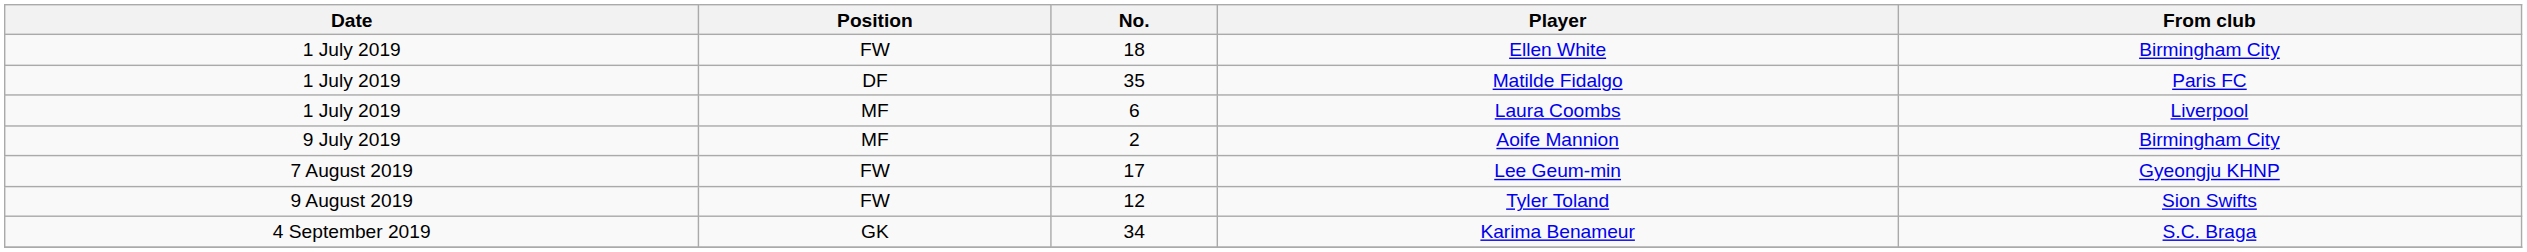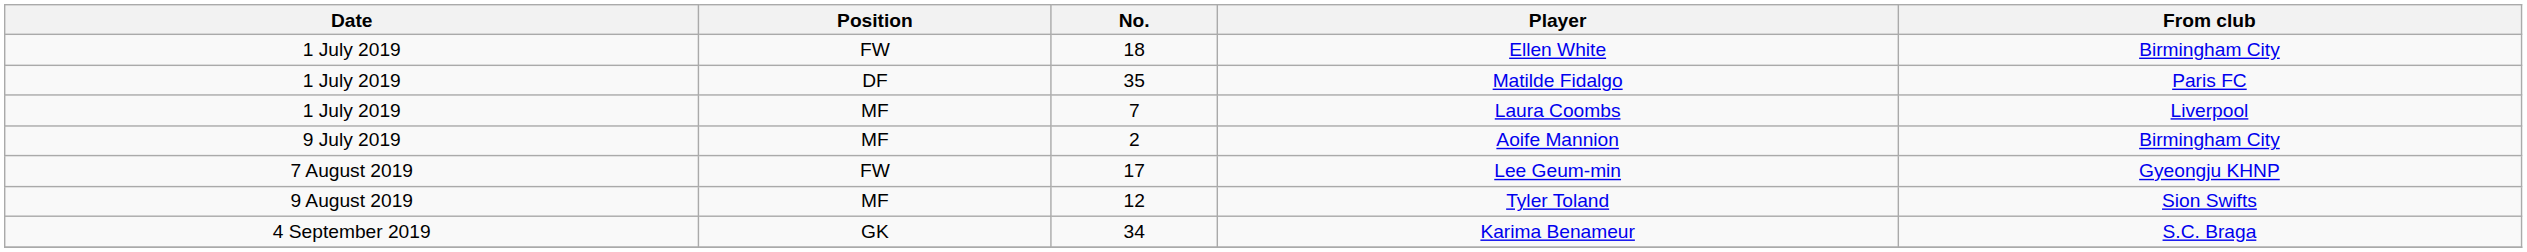(1134, 110) 6 -> (1134, 110) 7
(875, 201) FW -> (875, 201) MF
